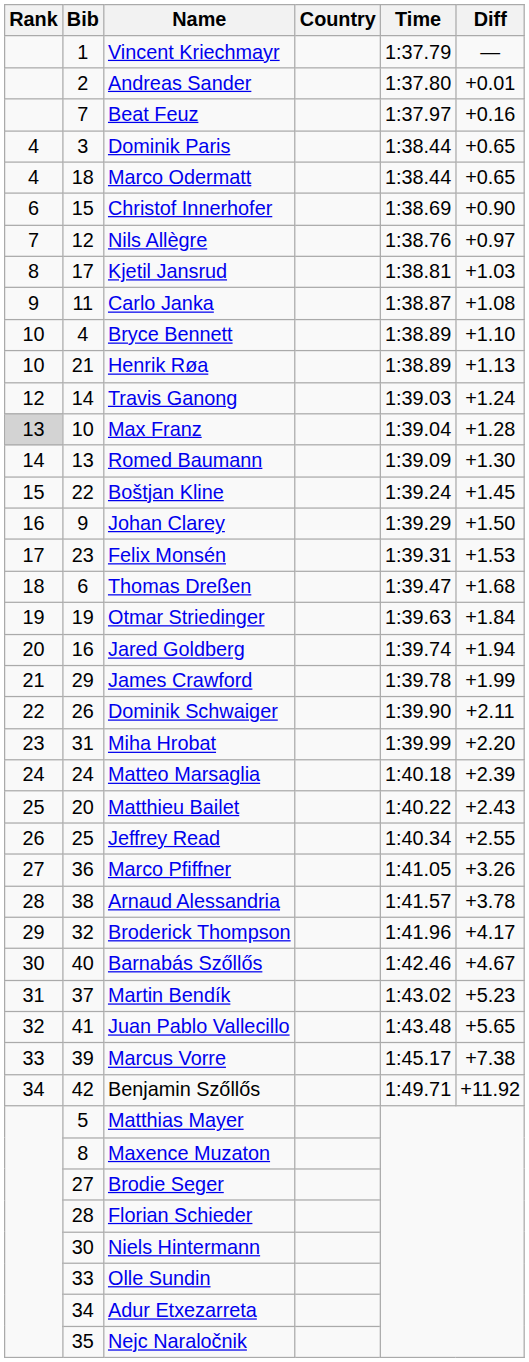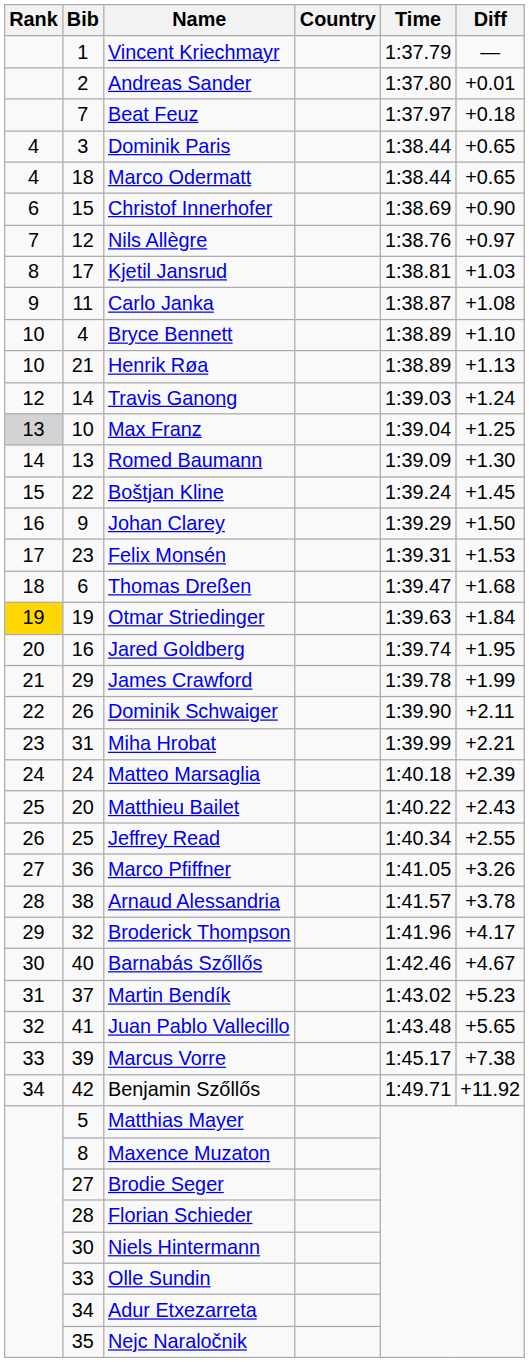(490, 114) +0.16 -> (490, 114) +0.18
(490, 429) +1.28 -> (490, 429) +1.25
(33, 618) no background -> (33, 618) gold background
(490, 649) +1.94 -> (490, 649) +1.95
(490, 743) +2.20 -> (490, 743) +2.21
